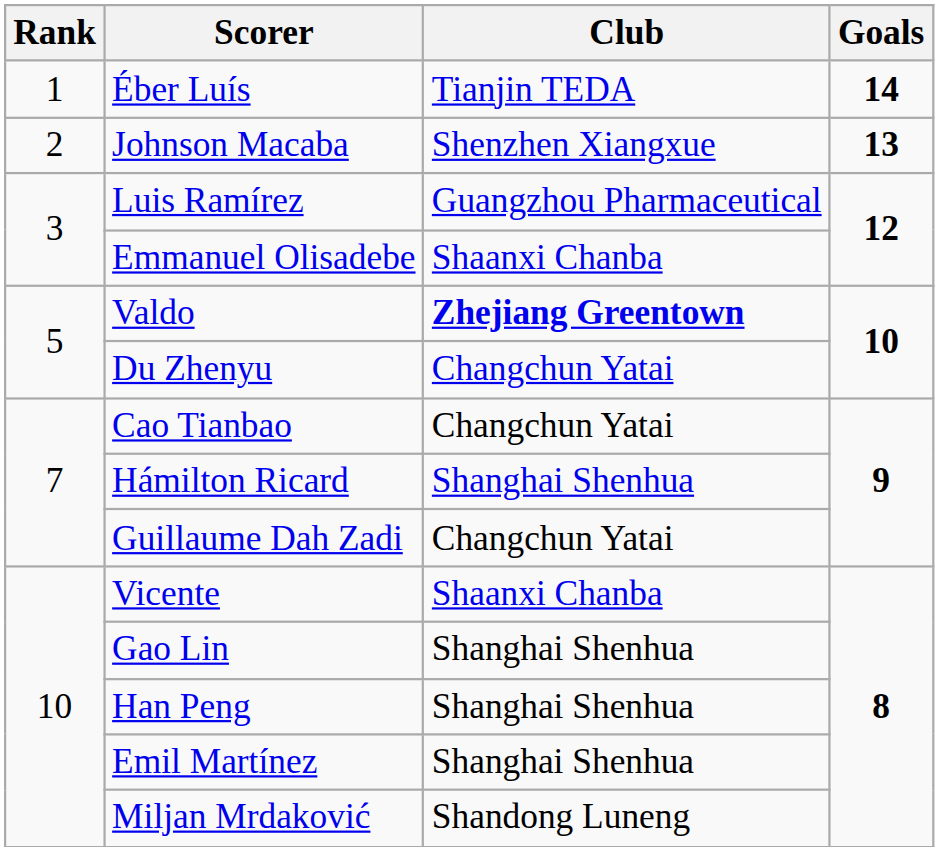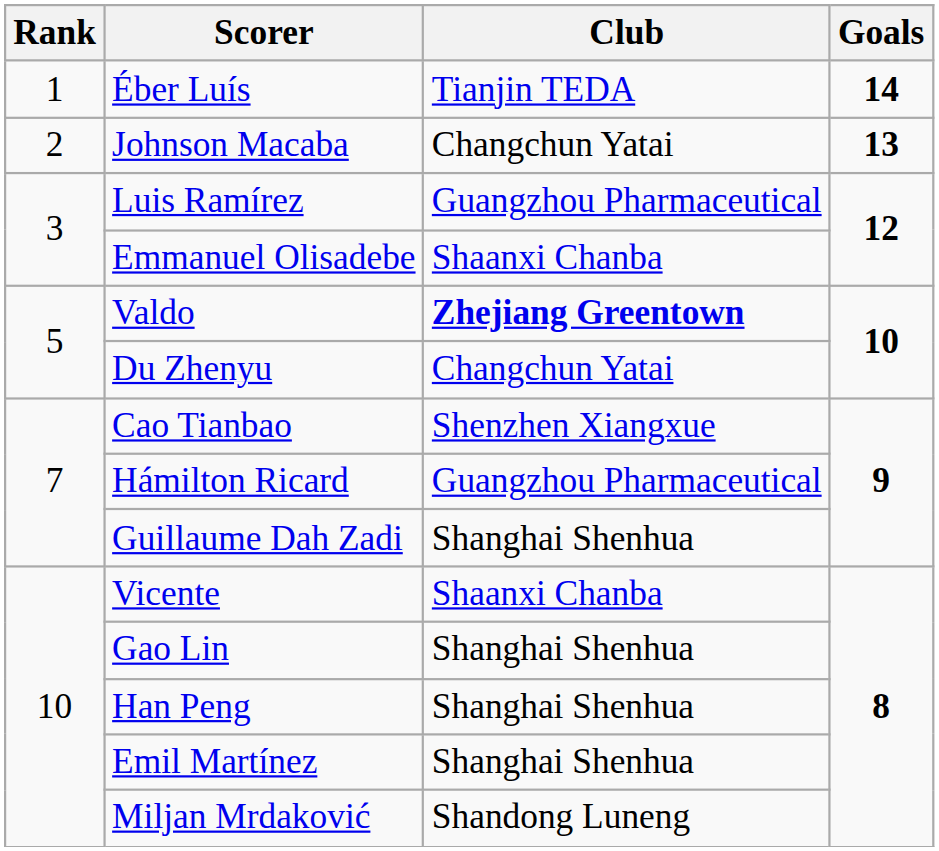(574, 144) Shenzhen Xiangxue -> (553, 144) Changchun Yatai
(553, 425) Changchun Yatai -> (574, 425) Shenzhen Xiangxue
(563, 481) Shanghai Shenhua -> (627, 481) Guangzhou Pharmaceutical
(553, 537) Changchun Yatai -> (563, 537) Shanghai Shenhua
